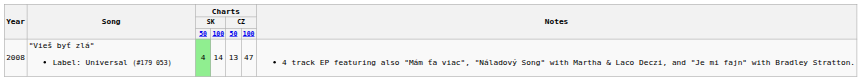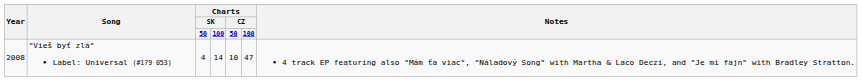(203, 58) lightgreen background -> (203, 58) no background
(233, 58) 13 -> (233, 58) 10
